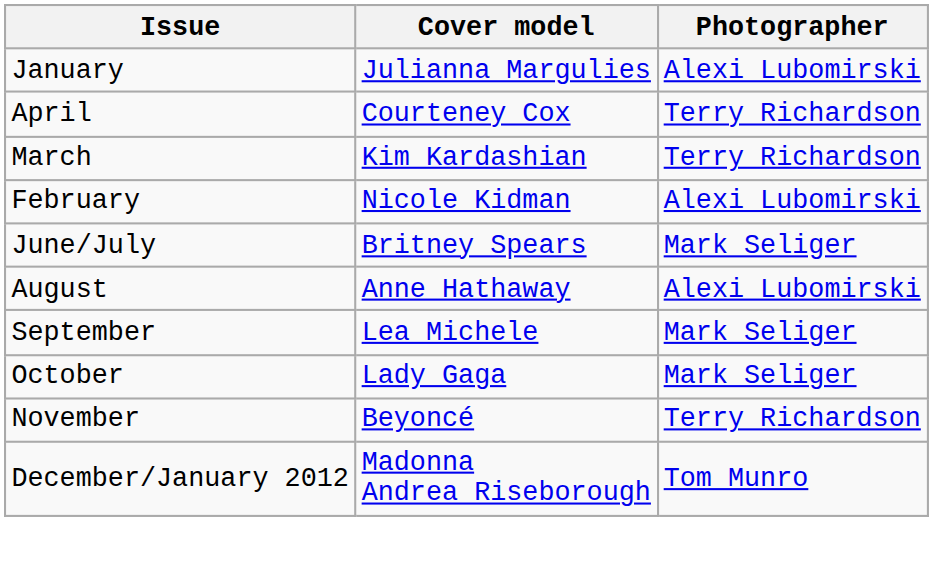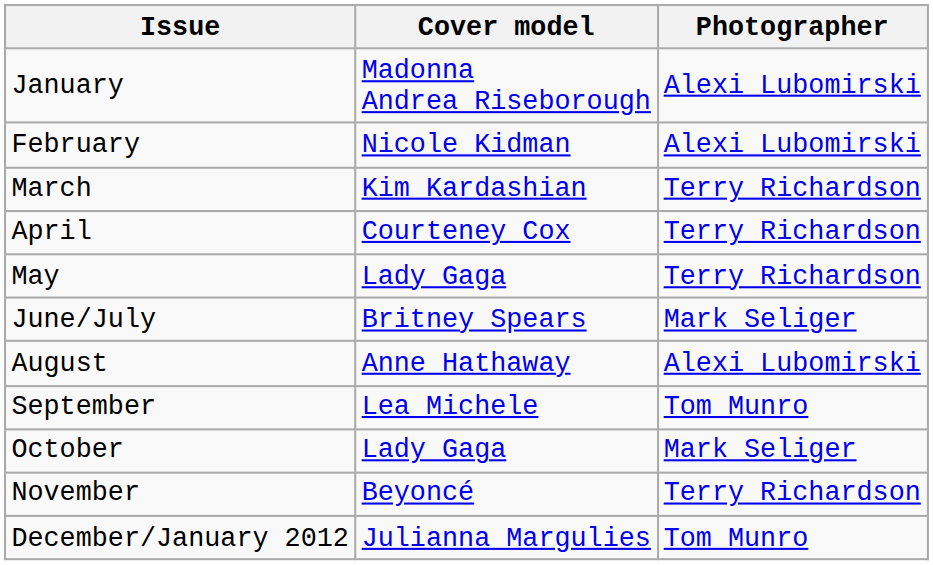(506, 70) Julianna Margulies -> (506, 86) Madonna Andrea Riseborough
rows swapped: (76, 201) <-> (52, 114)
+ row: (36, 276)
(760, 332) Mark Seliger -> (736, 407) Tom Munro
(506, 479) Madonna Andrea Riseborough -> (506, 538) Julianna Margulies
